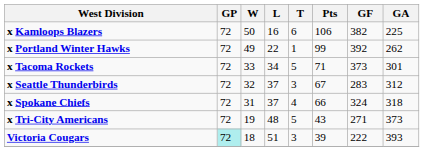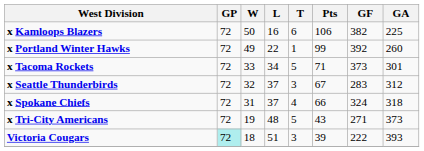(394, 48) 262 -> (394, 48) 260
